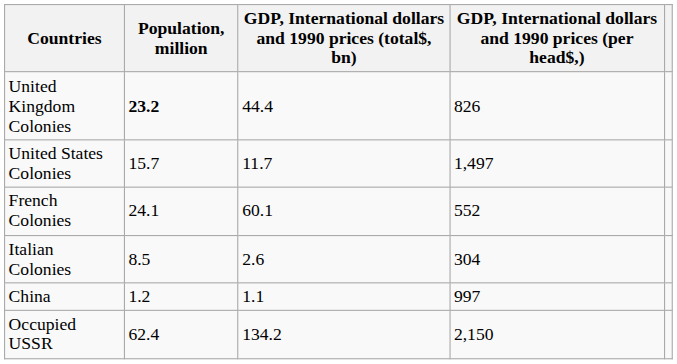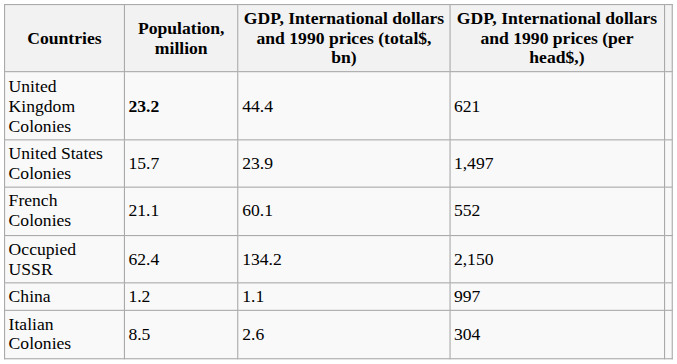(467, 105) 826 -> (467, 105) 621
(257, 163) 11.7 -> (258, 163) 23.9
(144, 211) 24.1 -> (144, 211) 21.1
rows swapped: (40, 258) <-> (42, 334)
